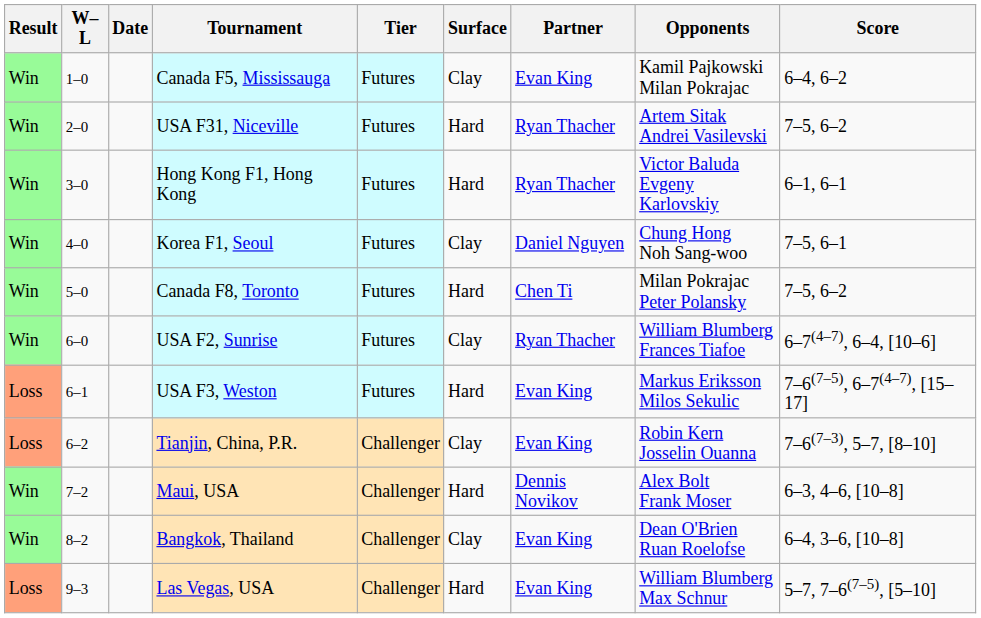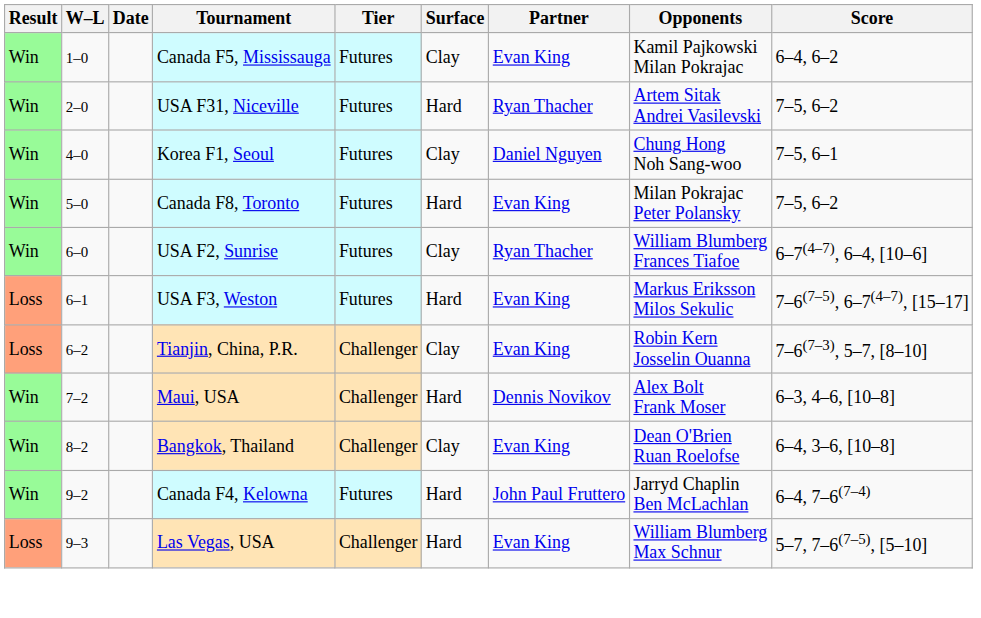- row: (235, 184)
(544, 291) Chen Ti -> (531, 202) Evan King
+ row: (232, 494)
